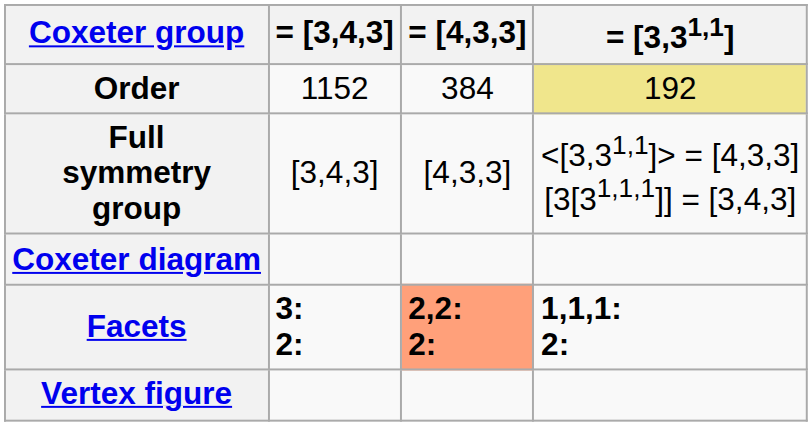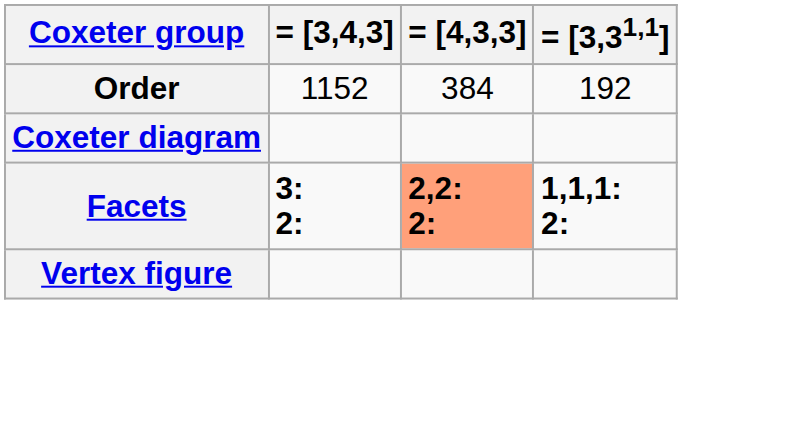(670, 88) khaki background -> (605, 88) no background
- row: (137, 173)
